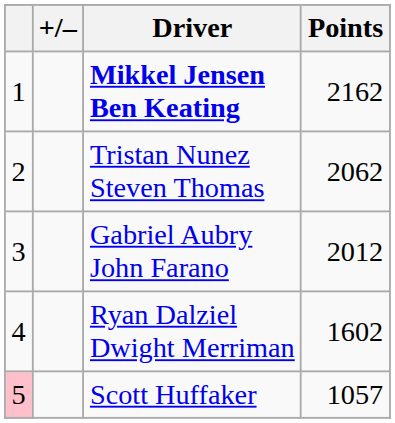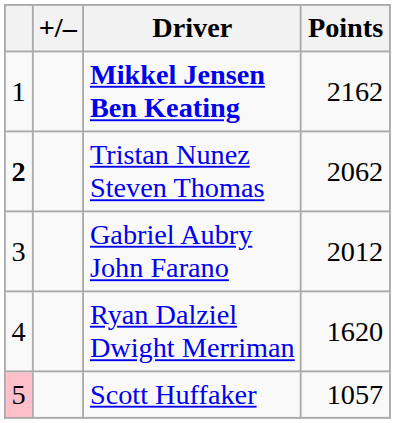(19, 171) normal -> (19, 171) bold
(355, 331) 1602 -> (355, 331) 1620
